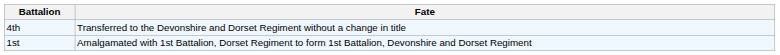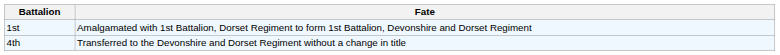rows swapped: (13, 43) <-> (13, 27)
